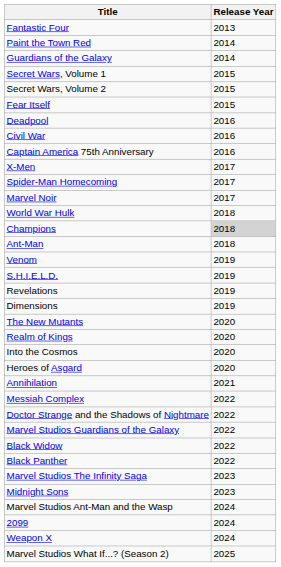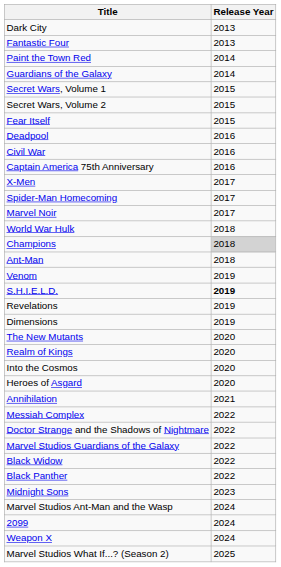+ row: (27, 27)
(224, 275) normal -> (224, 290) bold
- row: (77, 476)
